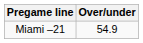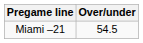(107, 30) 54.9 -> (107, 30) 54.5
